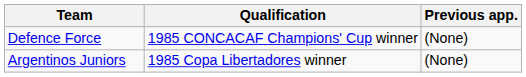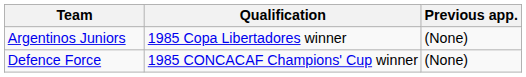rows swapped: (67, 60) <-> (54, 38)
